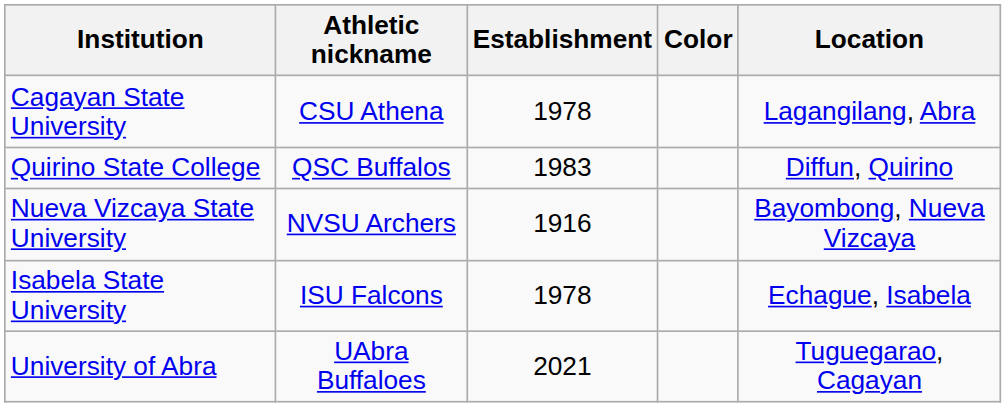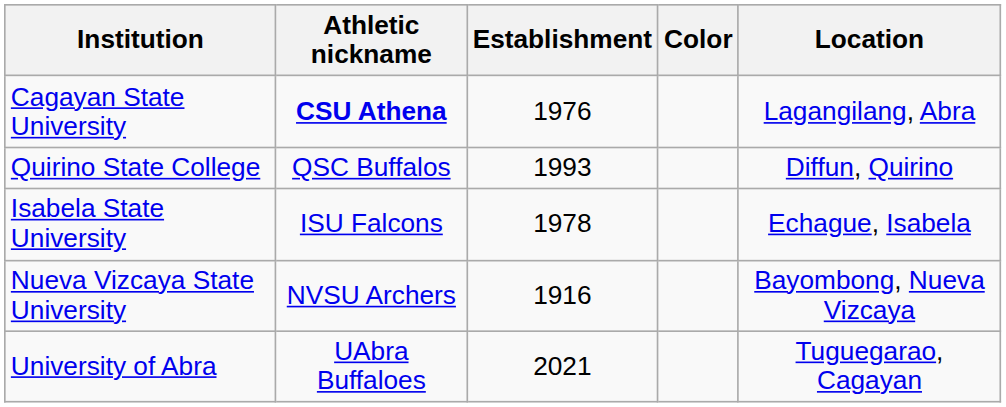(371, 111) normal -> (371, 111) bold
(562, 111) 1978 -> (562, 111) 1976
(562, 167) 1983 -> (562, 167) 1993
rows swapped: (132, 223) <-> (87, 295)
